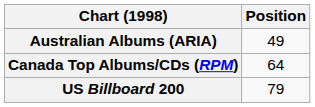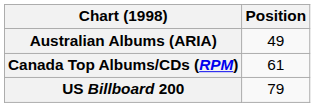(276, 65) 64 -> (276, 65) 61
